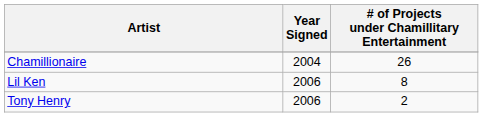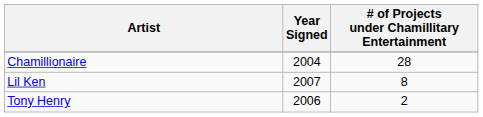(404, 62) 26 -> (404, 62) 28
(307, 82) 2006 -> (307, 82) 2007
